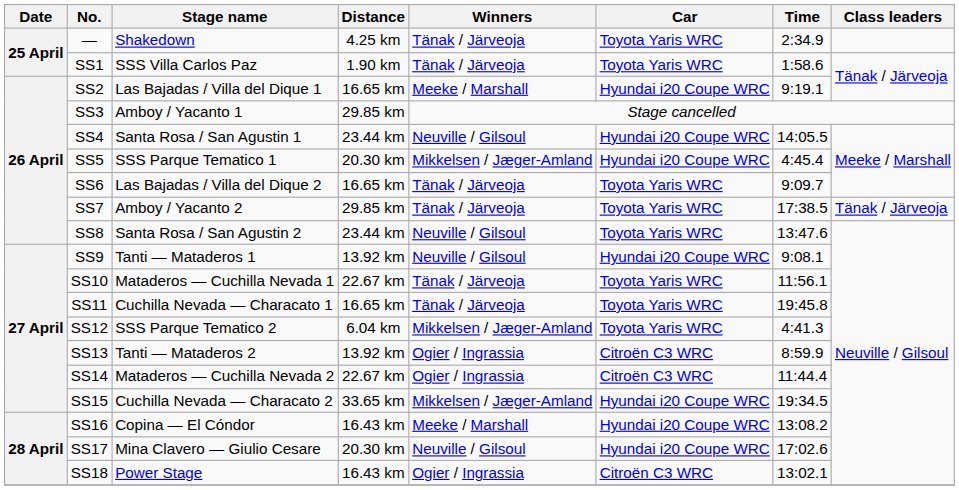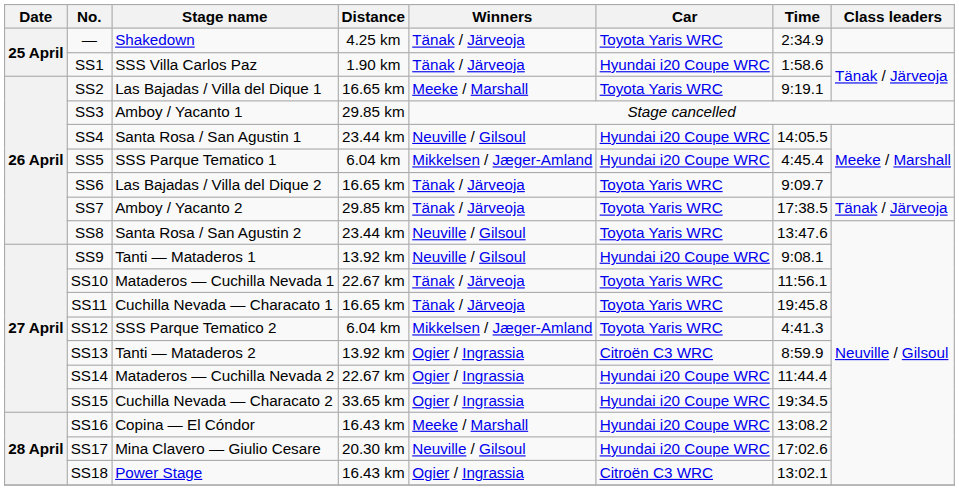(661, 64) Toyota Yaris WRC -> (685, 64) Hyundai i20 Coupe WRC
(685, 88) Hyundai i20 Coupe WRC -> (661, 88) Toyota Yaris WRC
(373, 160) 20.30 km -> (373, 160) 6.04 km
(656, 376) Citroën C3 WRC -> (685, 376) Hyundai i20 Coupe WRC
(502, 400) Mikkelsen / Jæger-Amland -> (468, 400) Ogier / Ingrassia
